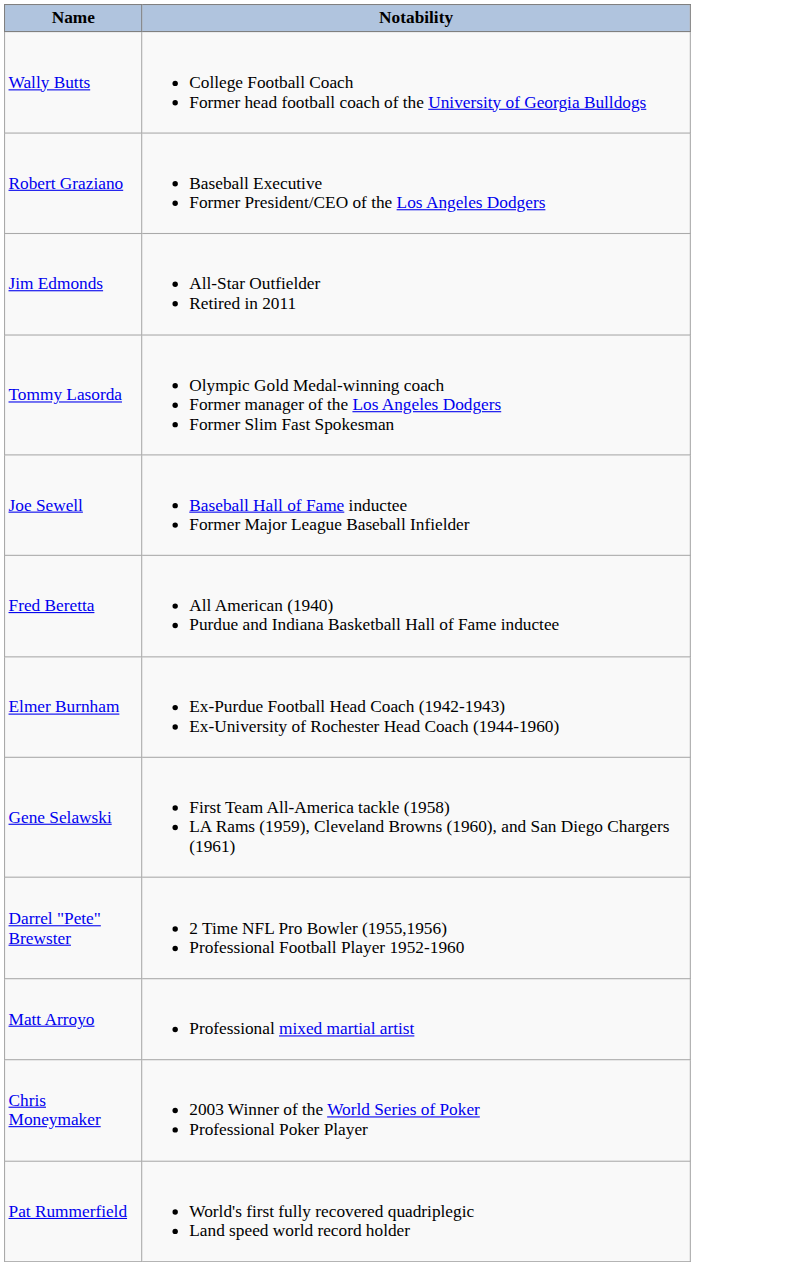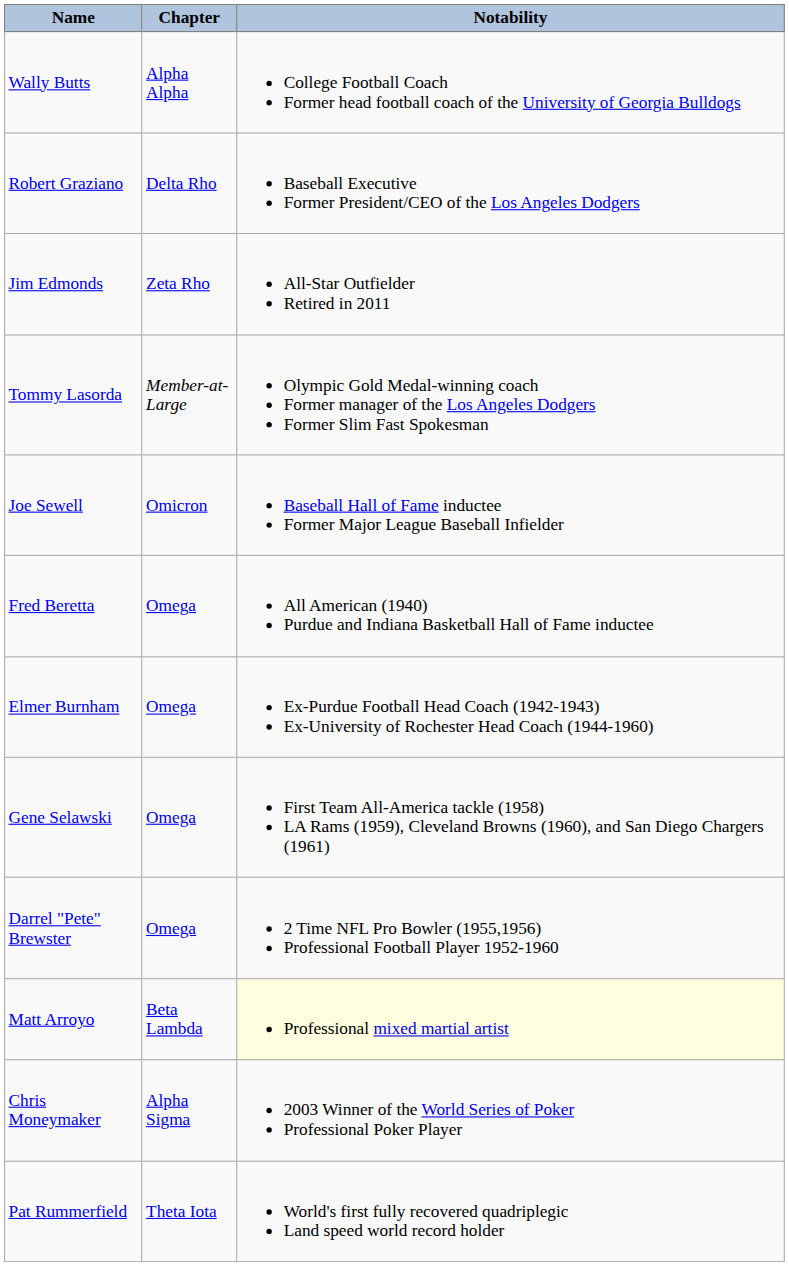+ column: (189, 18)
(416, 1029) no background -> (510, 1029) lightyellow background
